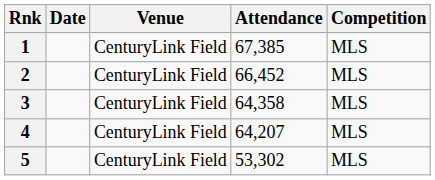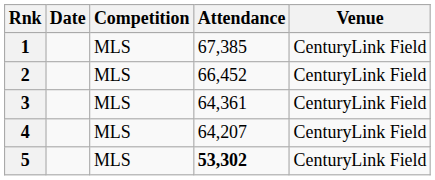columns swapped: (379, 18) <-> (160, 18)
(260, 103) 64,358 -> (222, 103) 64,361
(260, 160) normal -> (222, 160) bold
